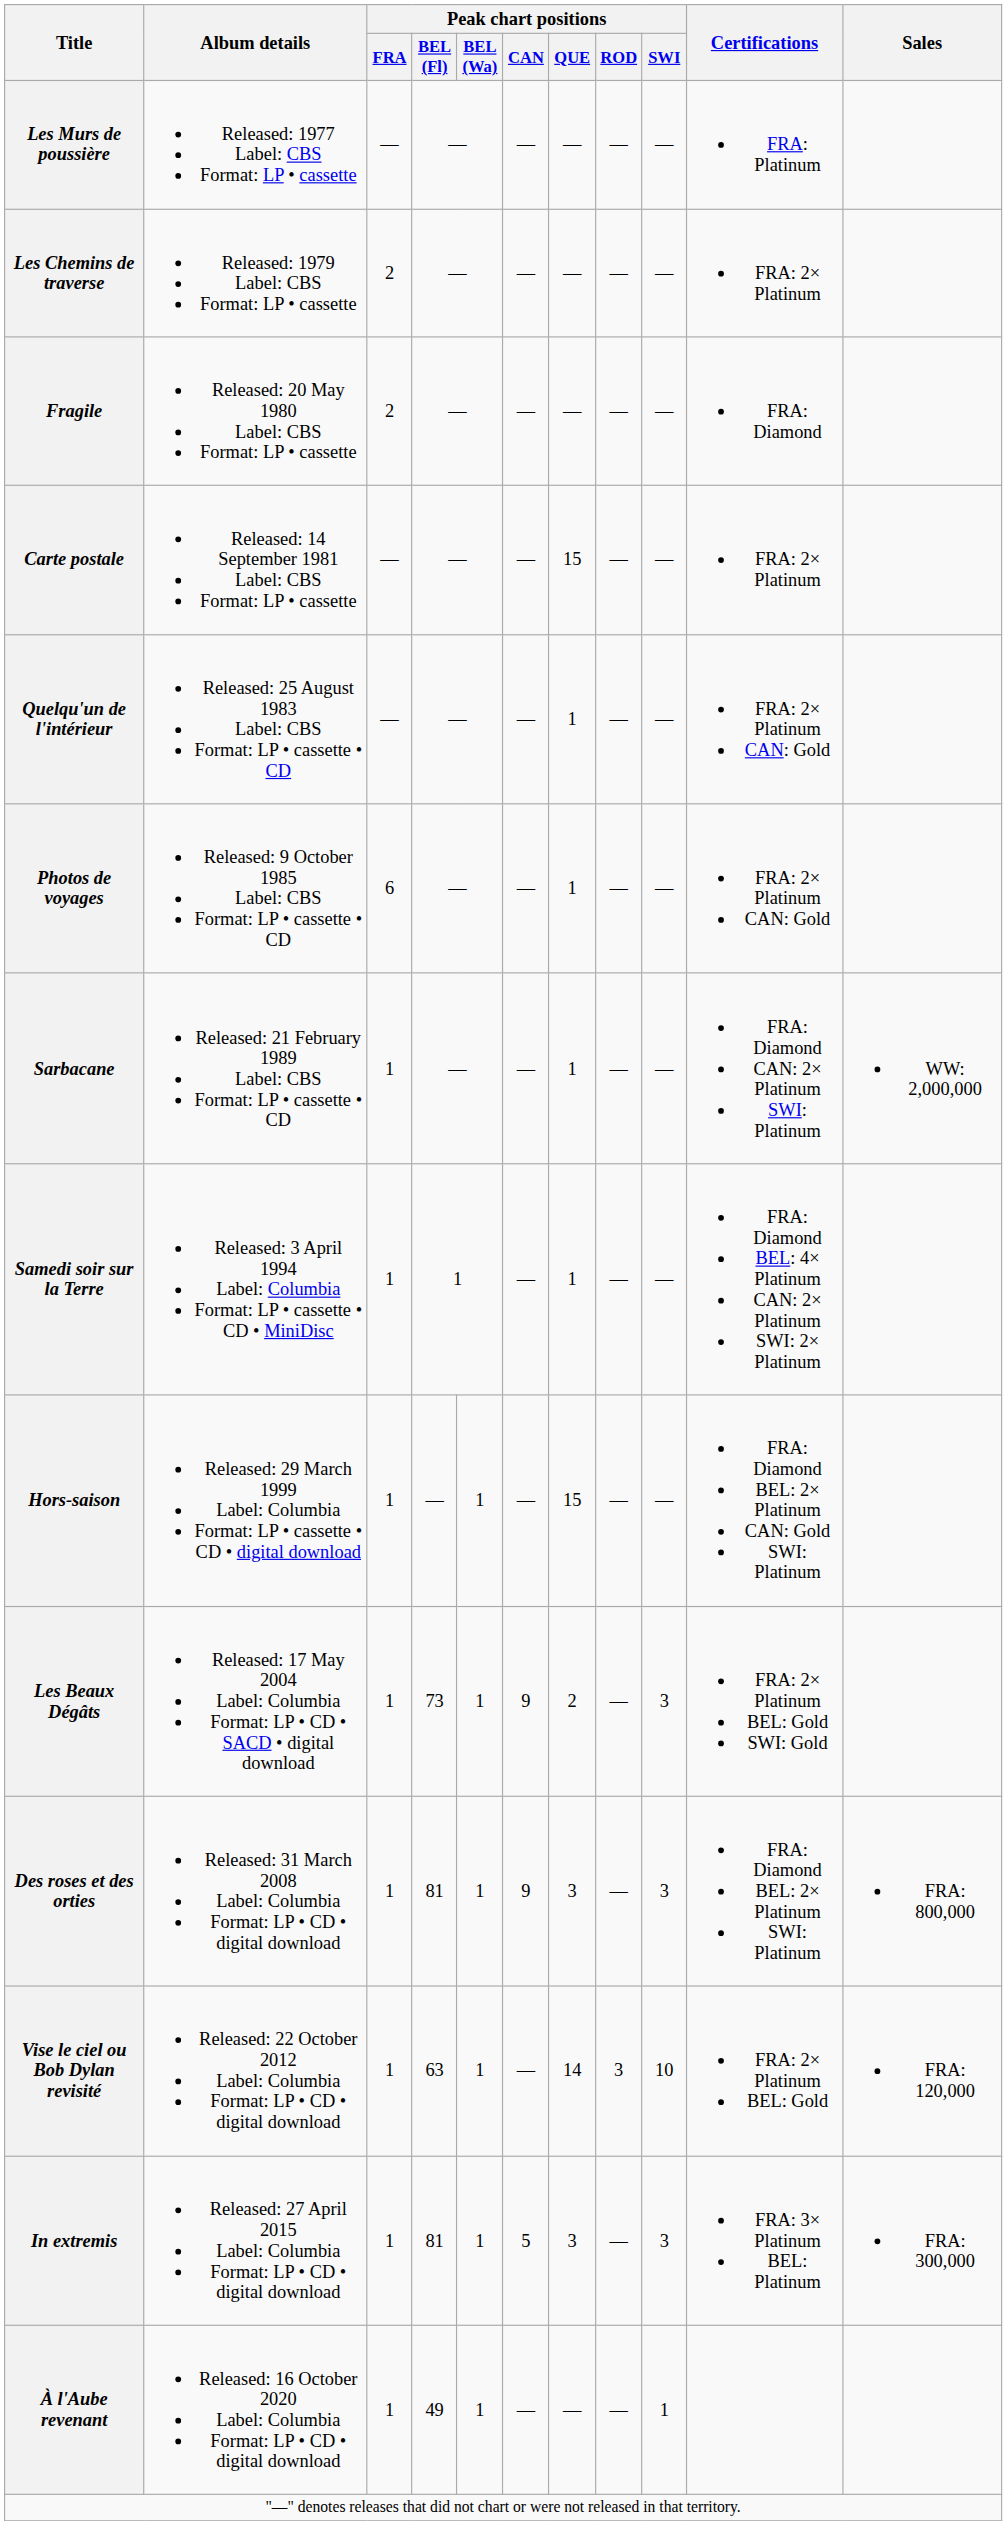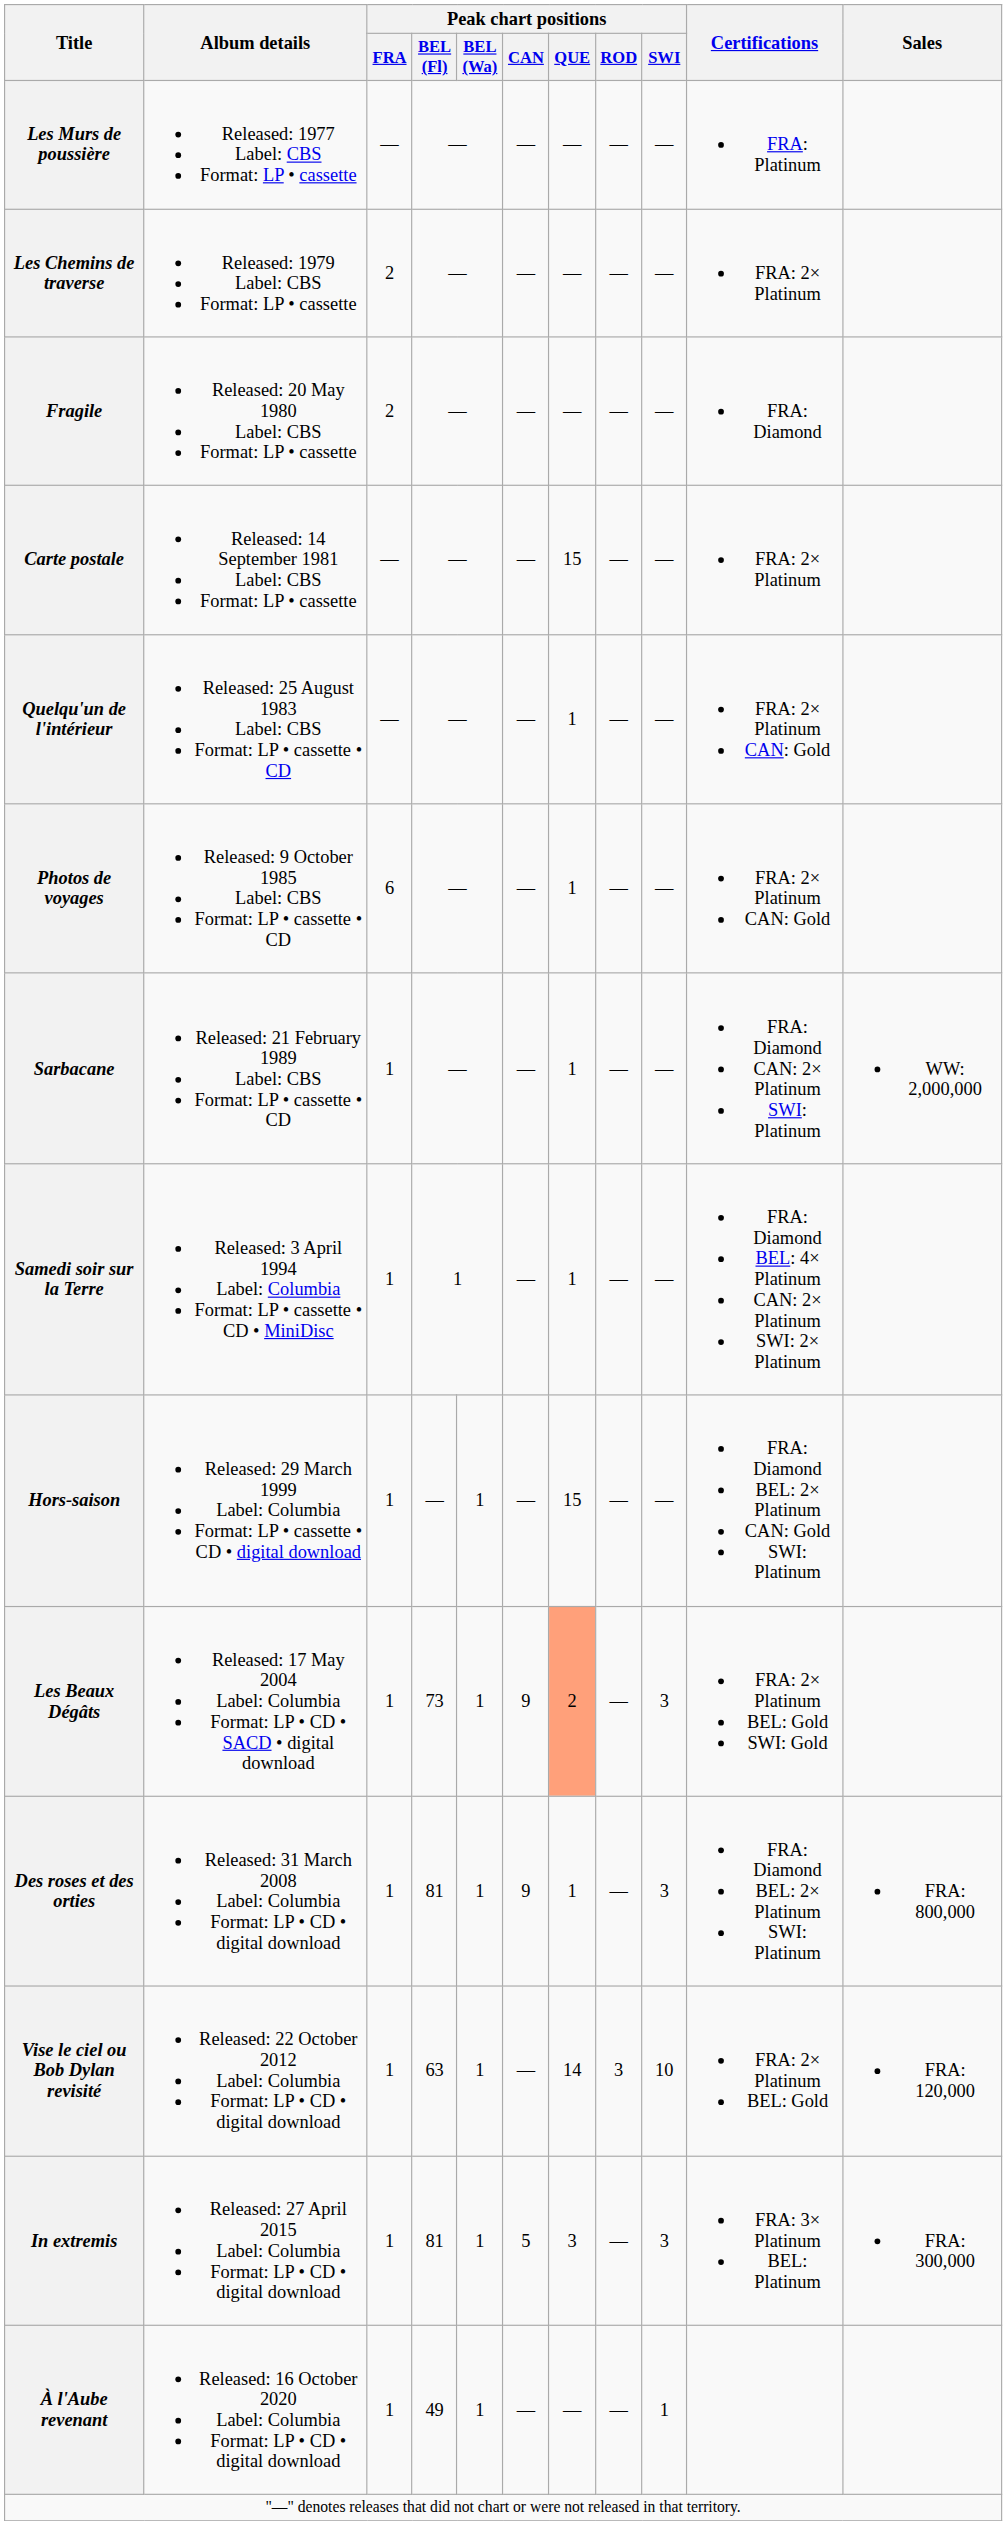(572, 1700) no background -> (572, 1700) lightsalmon background
(572, 1891) 3 -> (572, 1891) 1
